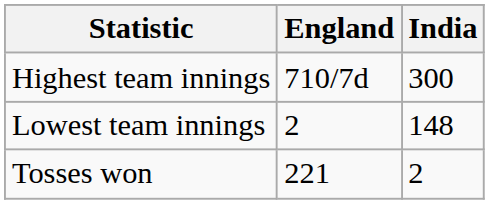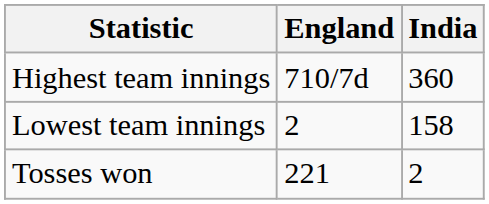(431, 76) 300 -> (431, 76) 360
(431, 125) 148 -> (431, 125) 158
